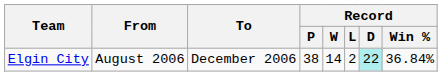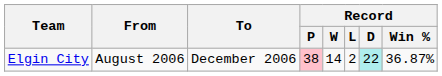(311, 60) no background -> (311, 60) pink background
(410, 60) 36.84% -> (410, 60) 36.87%
